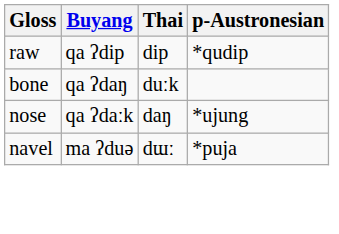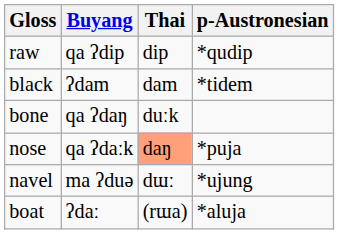+ row: (31, 84)
(157, 116) no background -> (157, 148) lightsalmon background
(220, 116) *ujung -> (219, 148) *puja
(215, 148) *puja -> (225, 180) *ujung
+ row: (27, 212)
